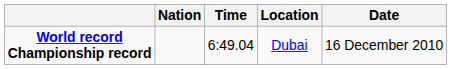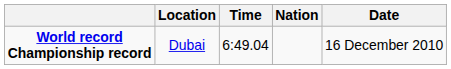columns swapped: (180, 15) <-> (290, 15)
